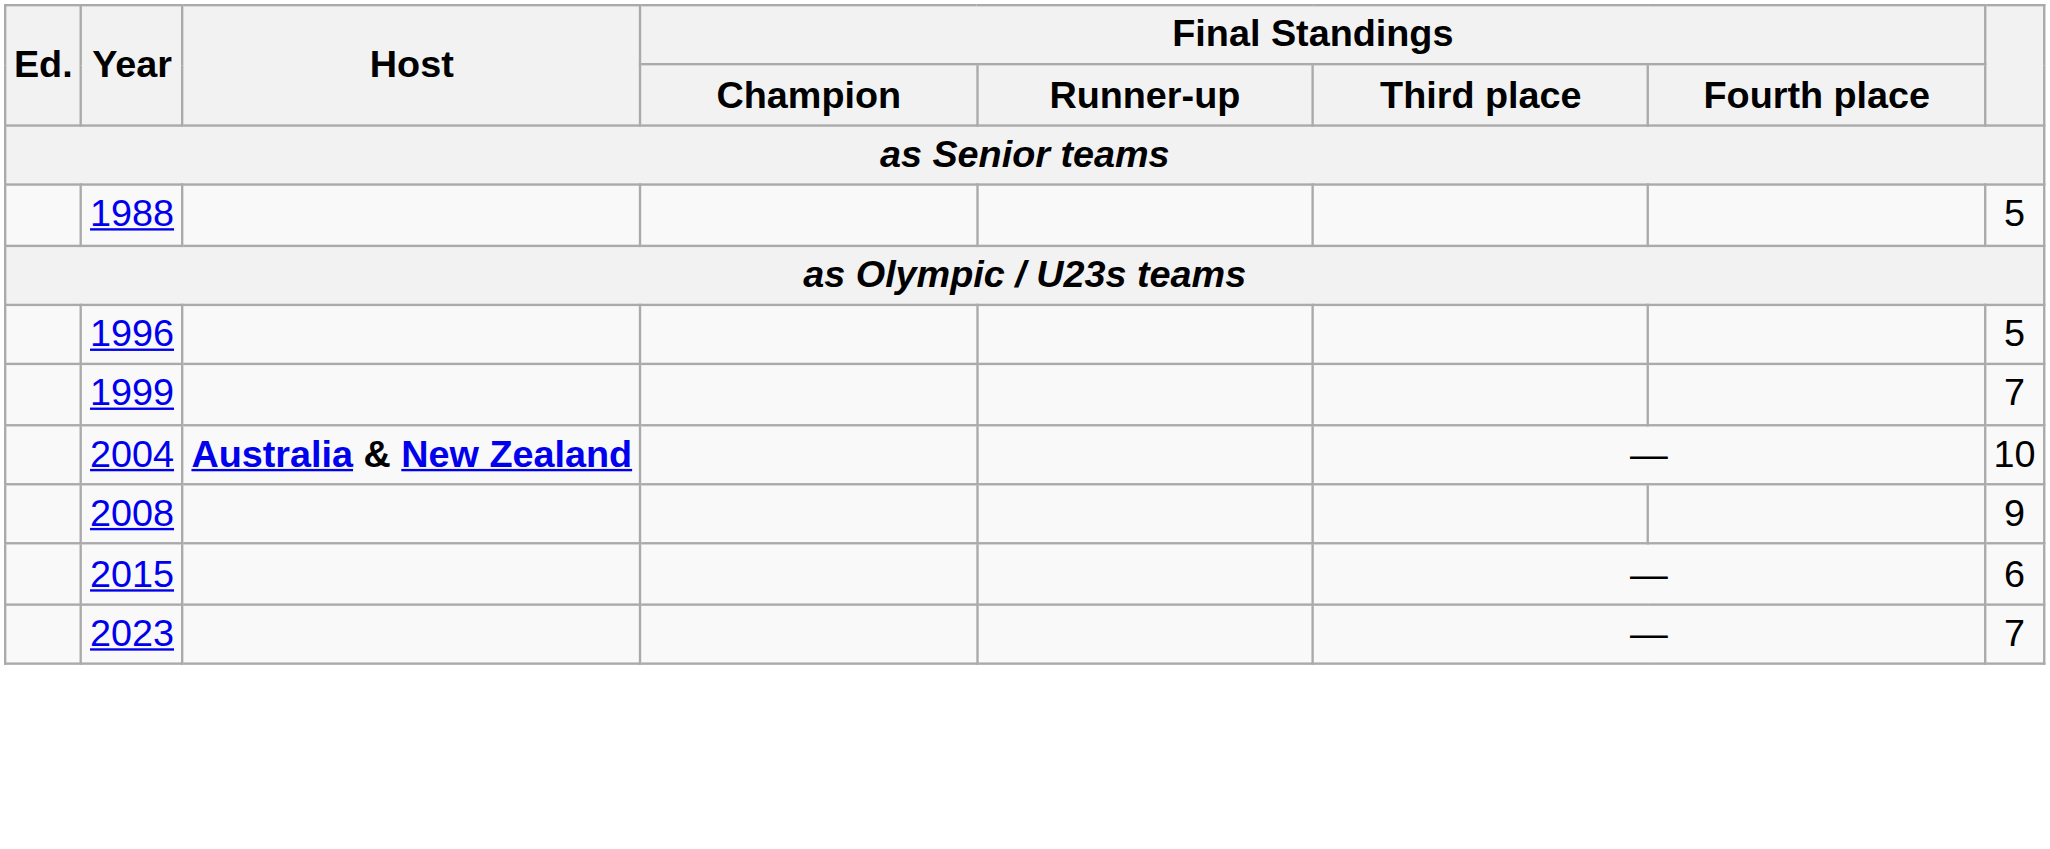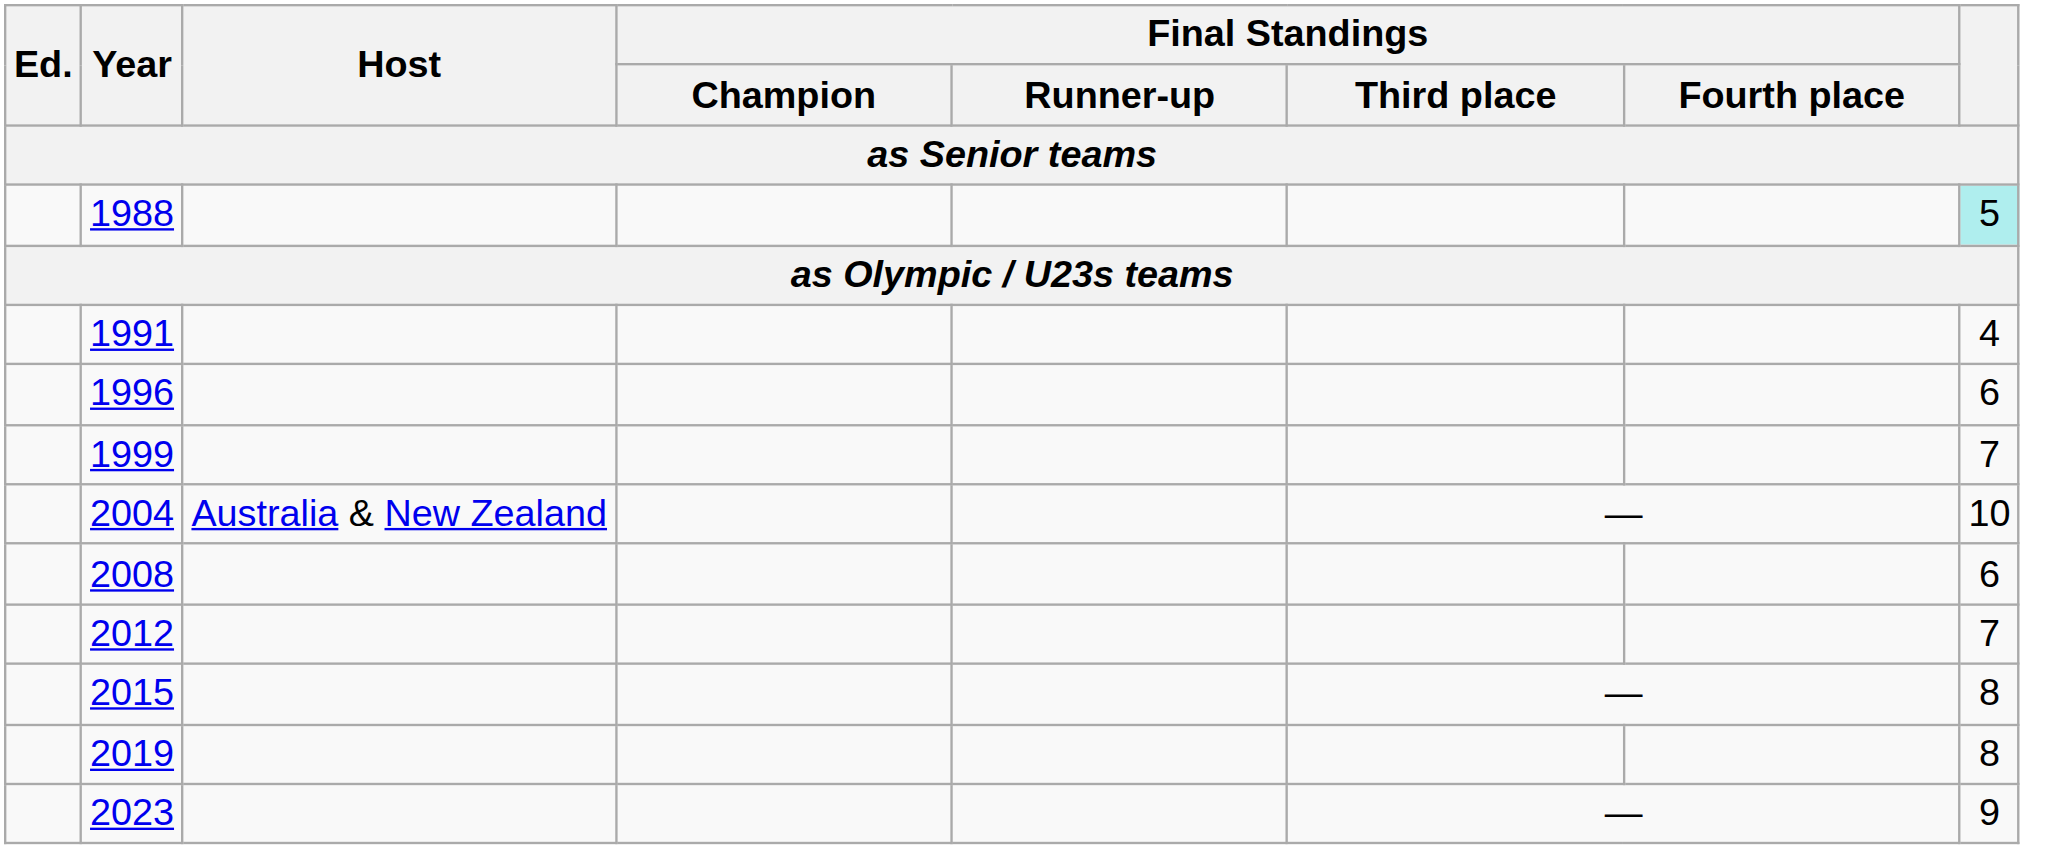(2015, 214) no background -> (1989, 214) paleturquoise background
+ row: (132, 333)
(2015, 333) 5 -> (1989, 393) 6
(412, 453) bold -> (399, 513) normal
(2015, 513) 9 -> (1989, 573) 6
+ row: (132, 633)
(2015, 573) 6 -> (1989, 693) 8
+ row: (132, 753)
(2015, 633) 7 -> (1989, 812) 9
